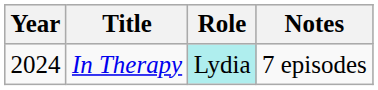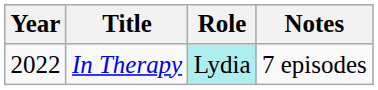(35, 63) 2024 -> (35, 63) 2022
